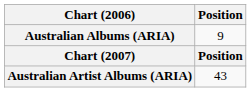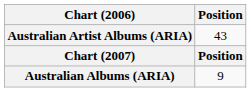rows swapped: (100, 35) <-> (100, 76)
